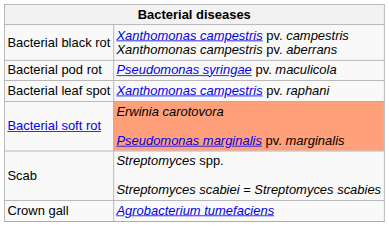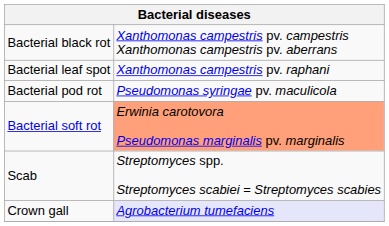rows swapped: (59, 91) <-> (55, 70)
(195, 210) no background -> (195, 210) lavender background
